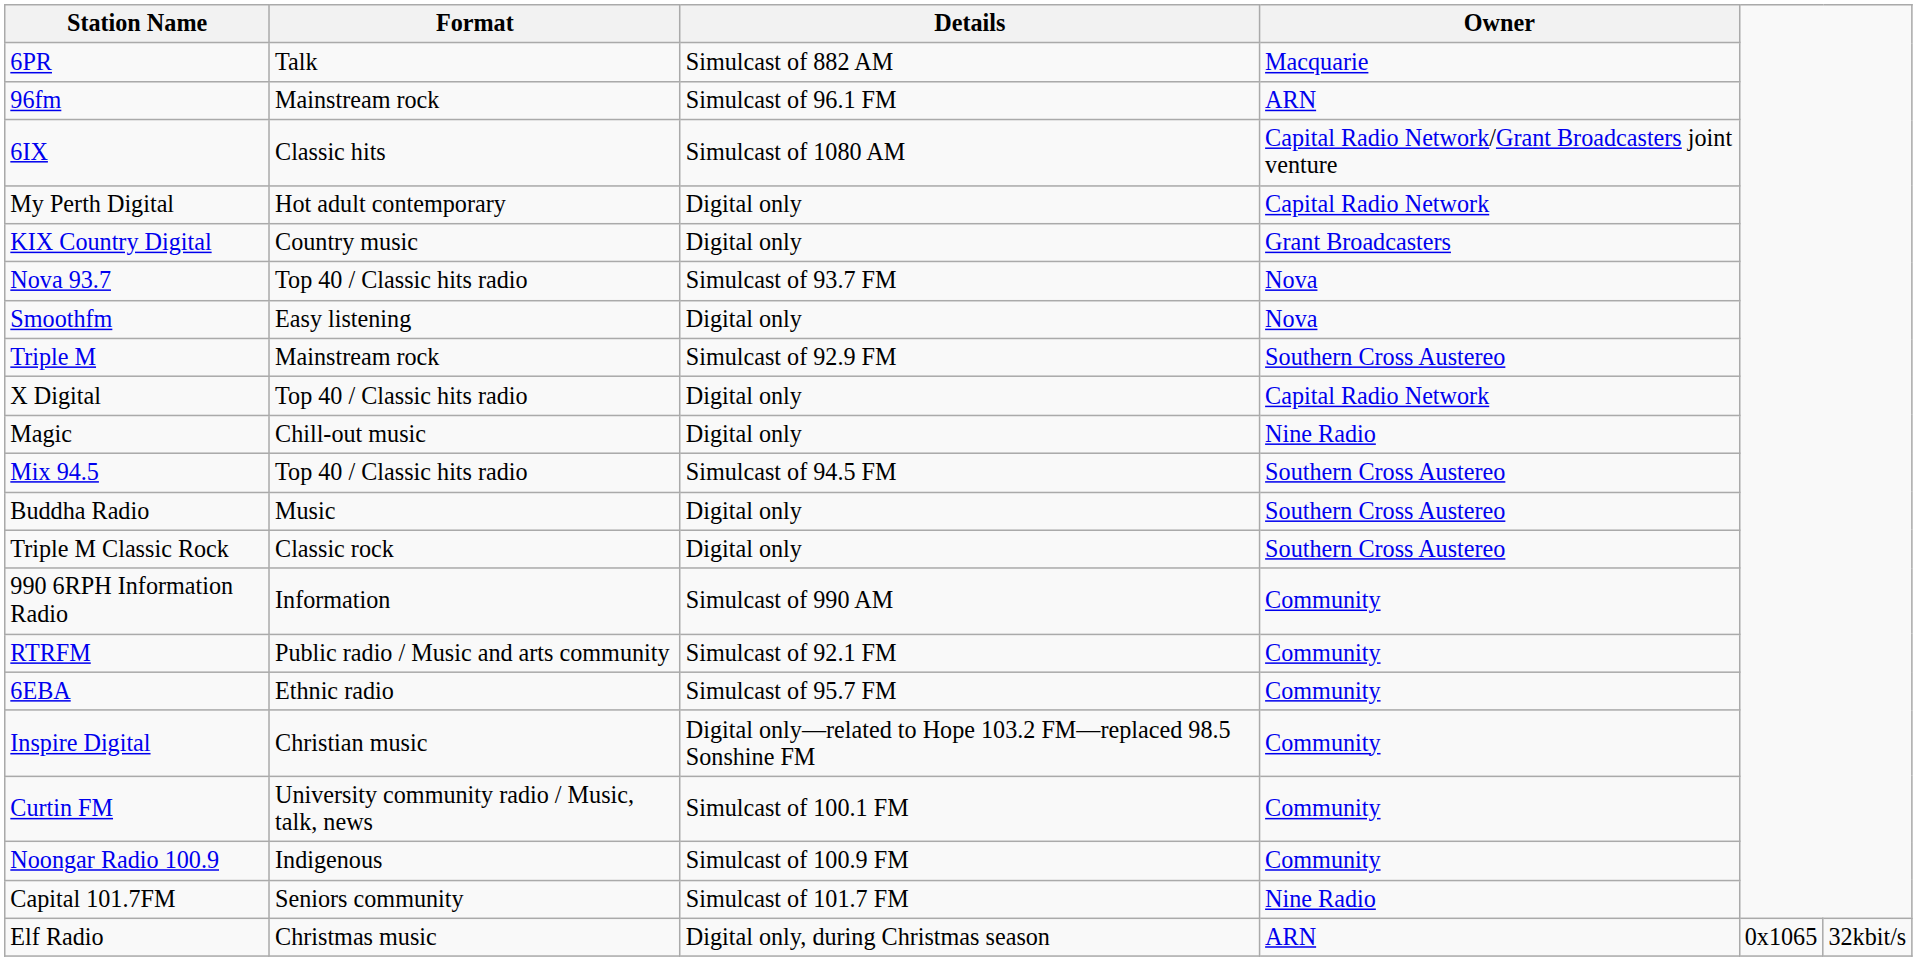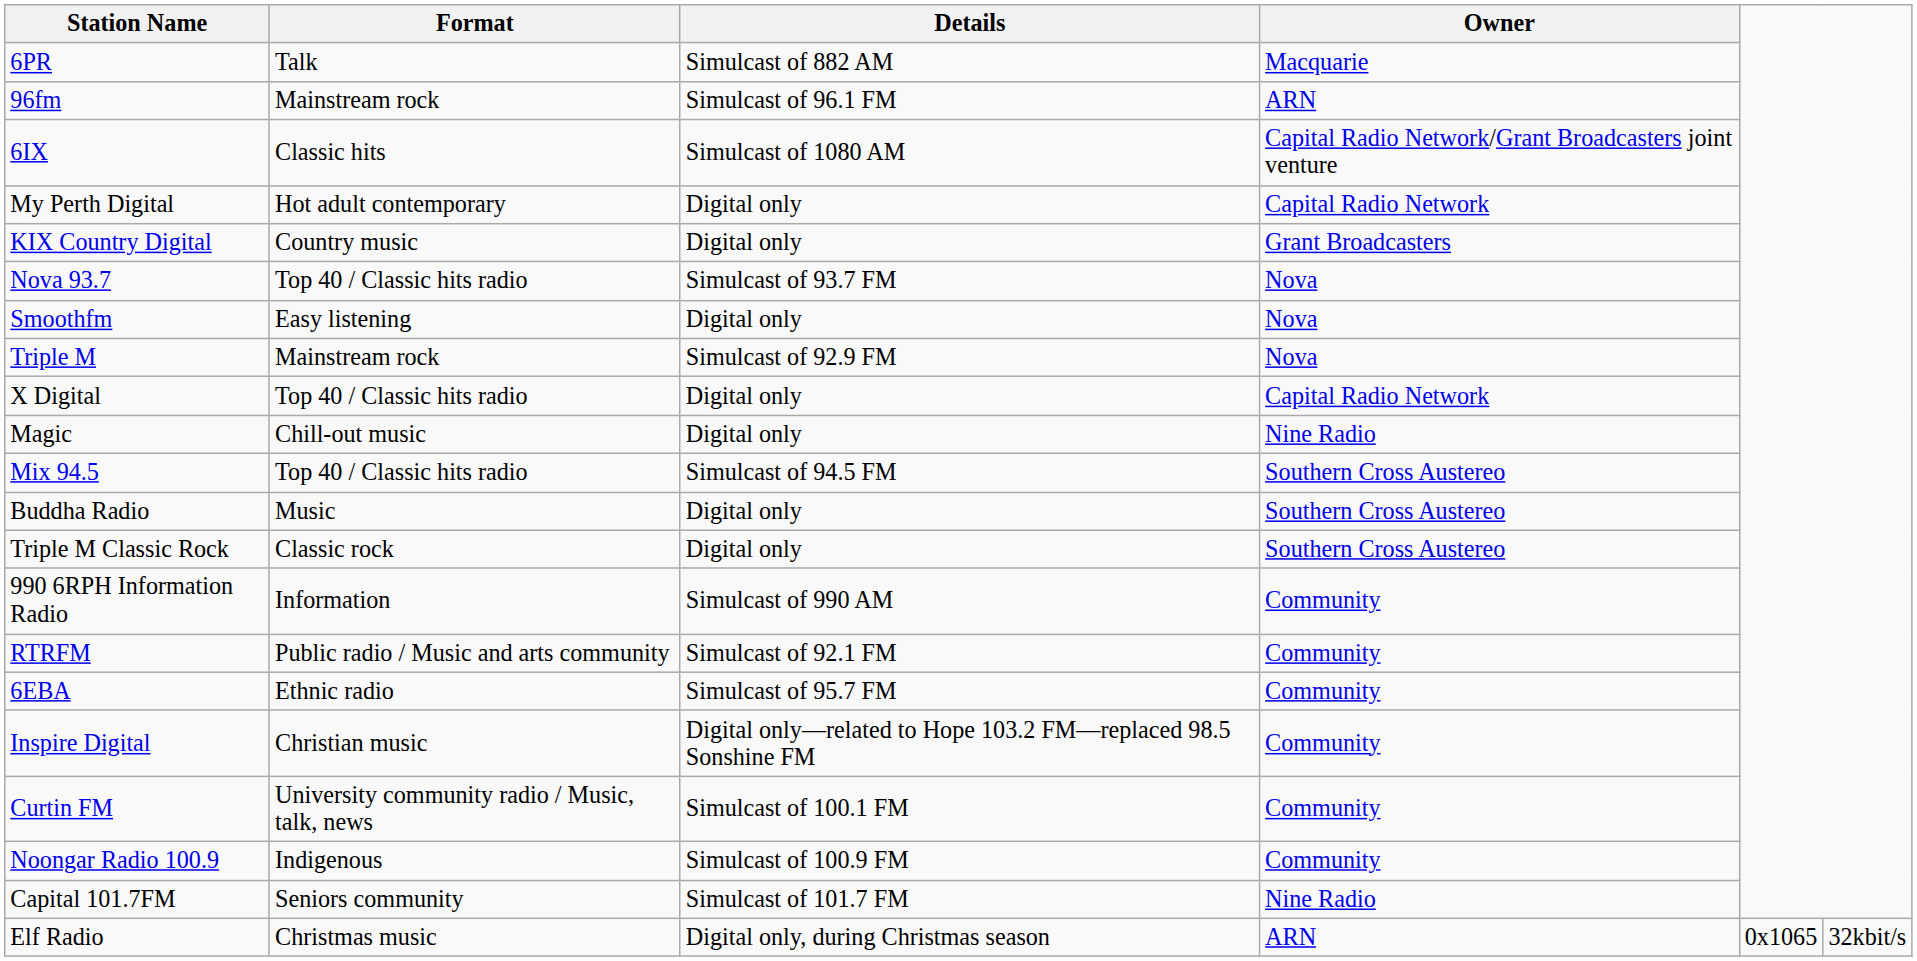(1385, 357) Southern Cross Austereo -> (1291, 357) Nova
